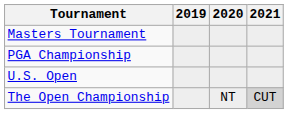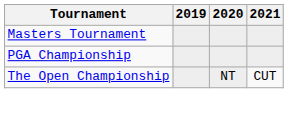- row: (42, 77)
(265, 98) lightgrey background -> (265, 77) no background
